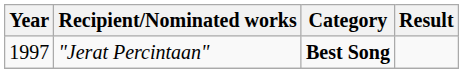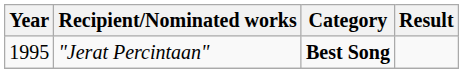(29, 52) 1997 -> (29, 52) 1995
